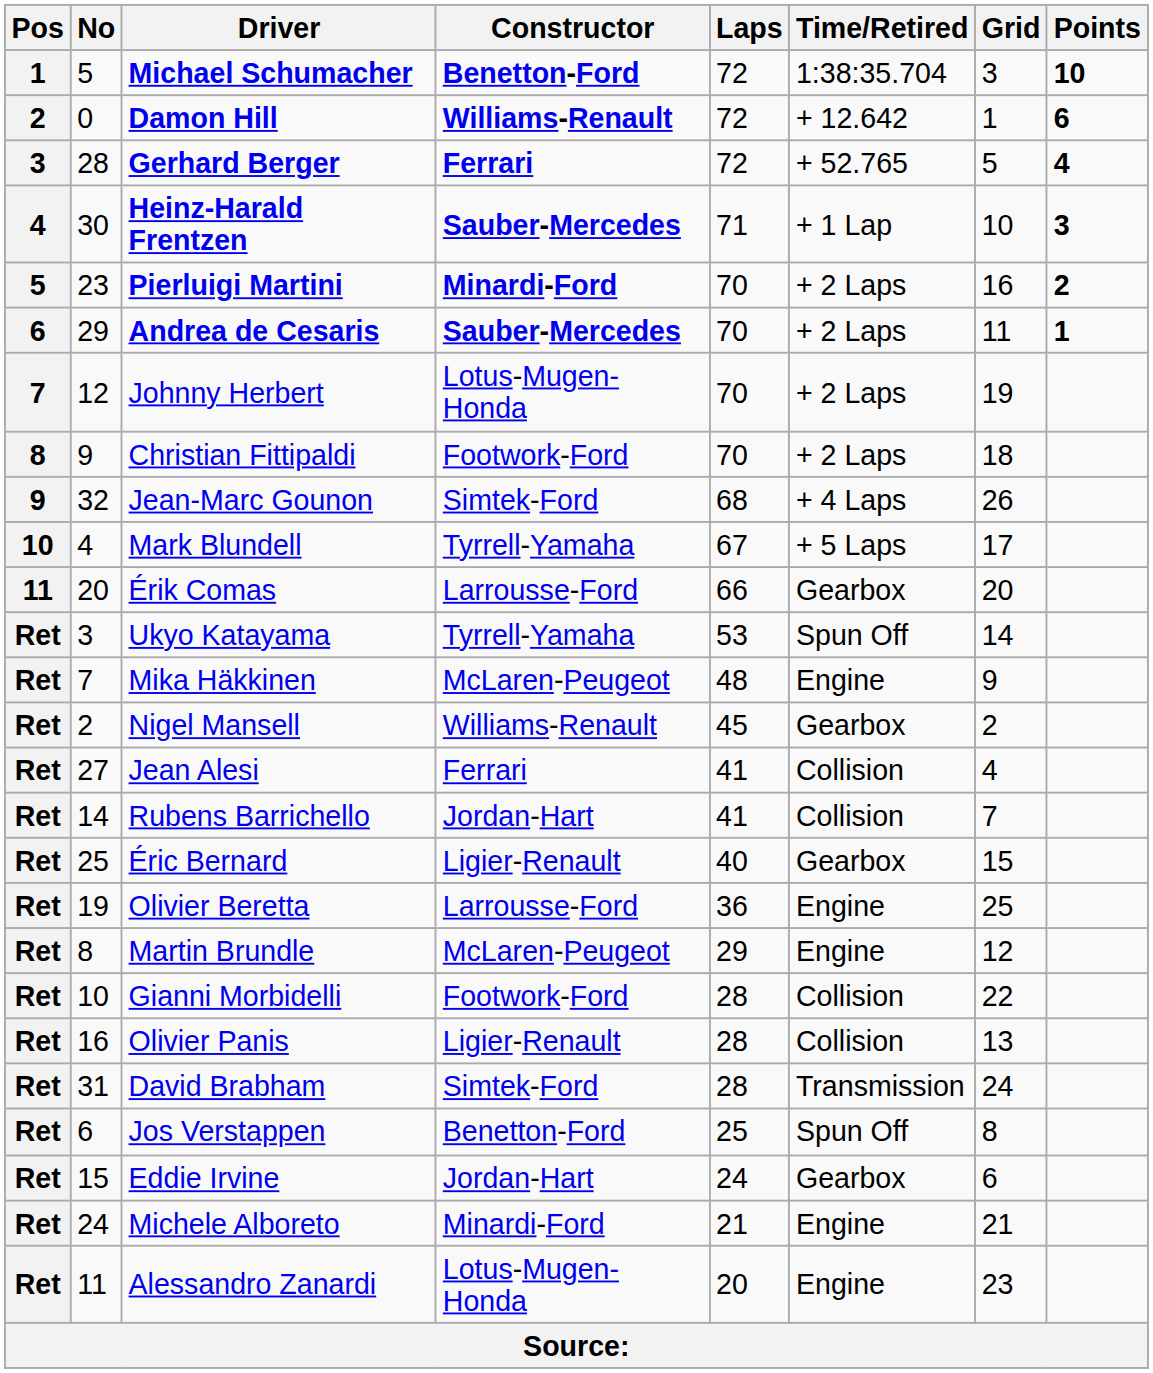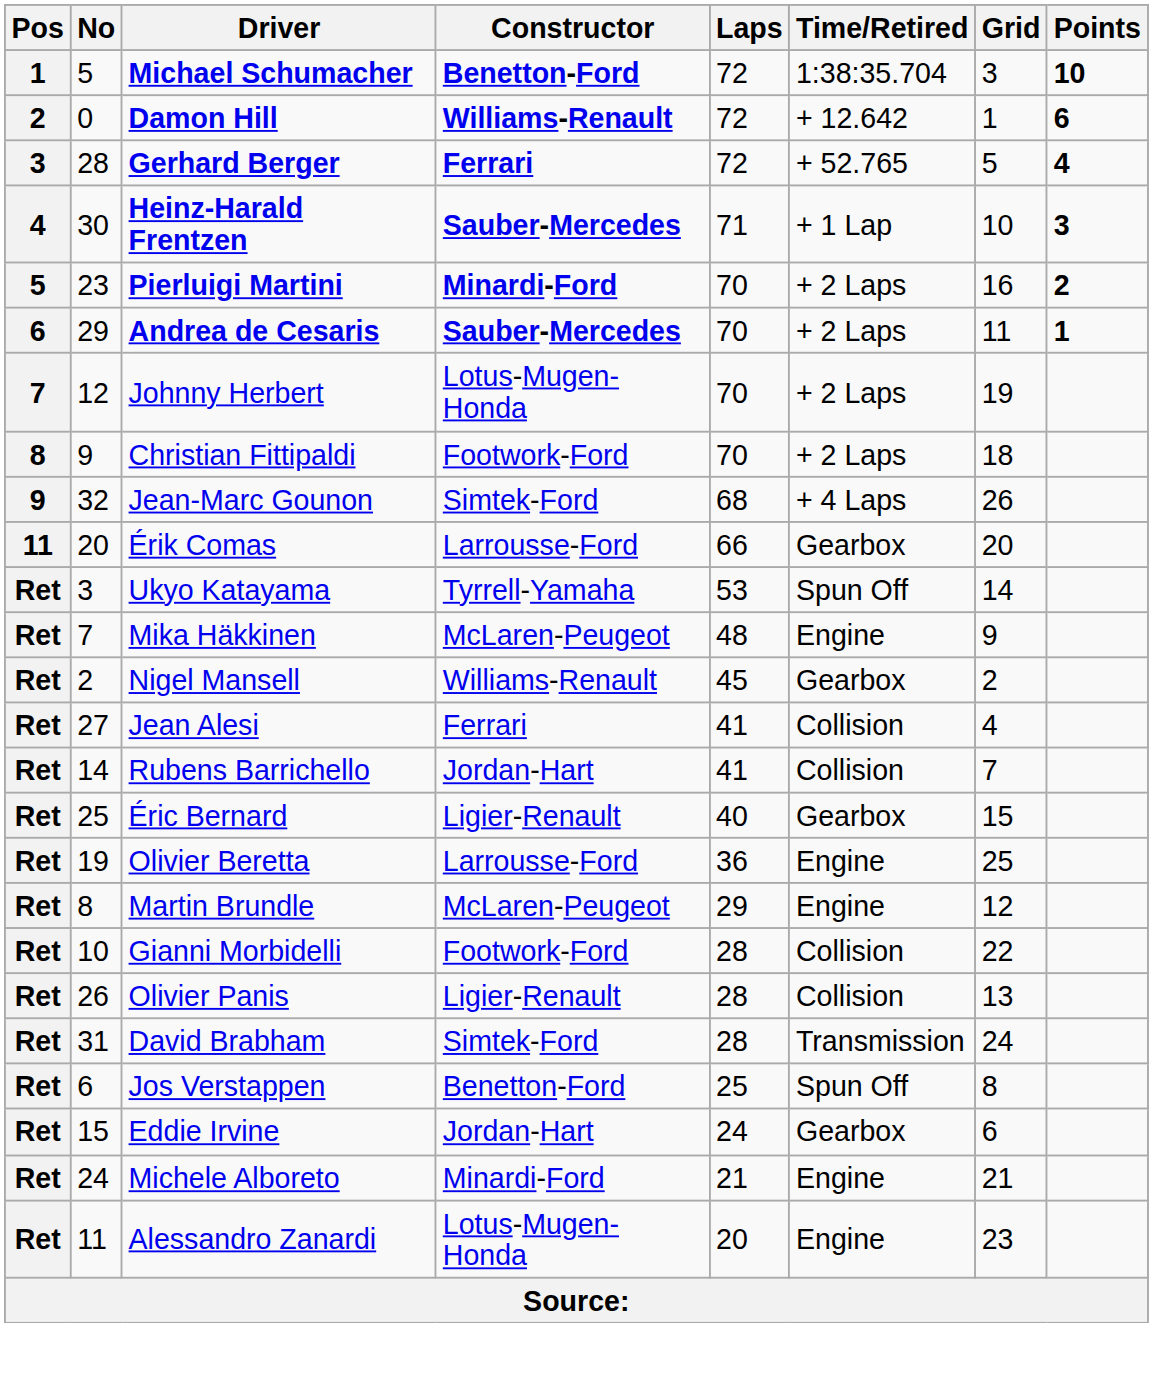- row: (215, 544)
(93, 1042) 16 -> (93, 996) 26
